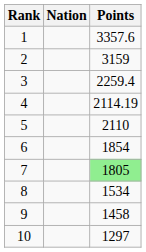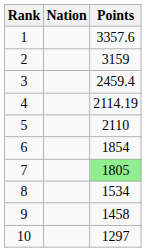(116, 81) 2259.4 -> (116, 81) 2459.4
